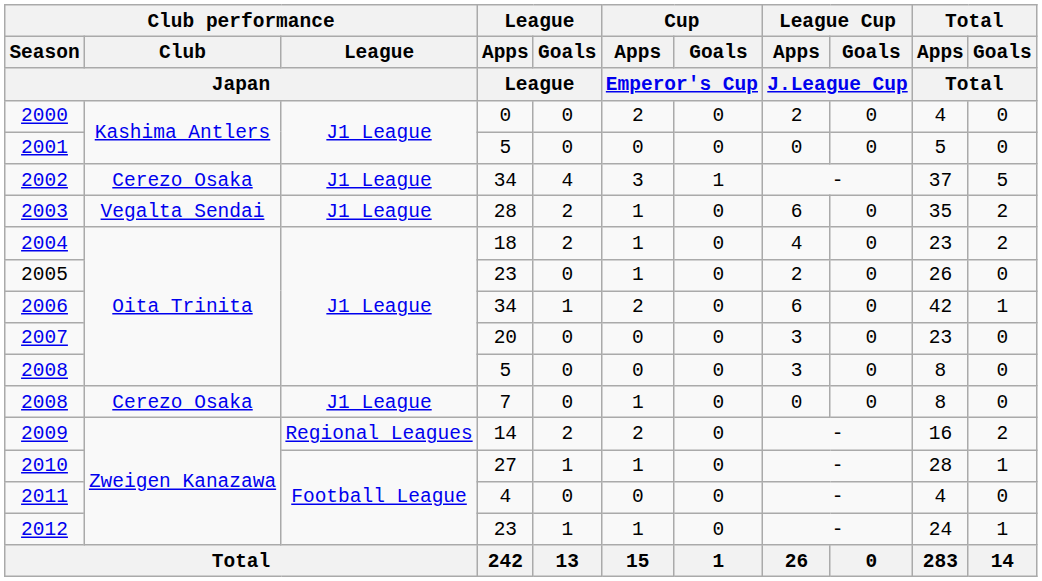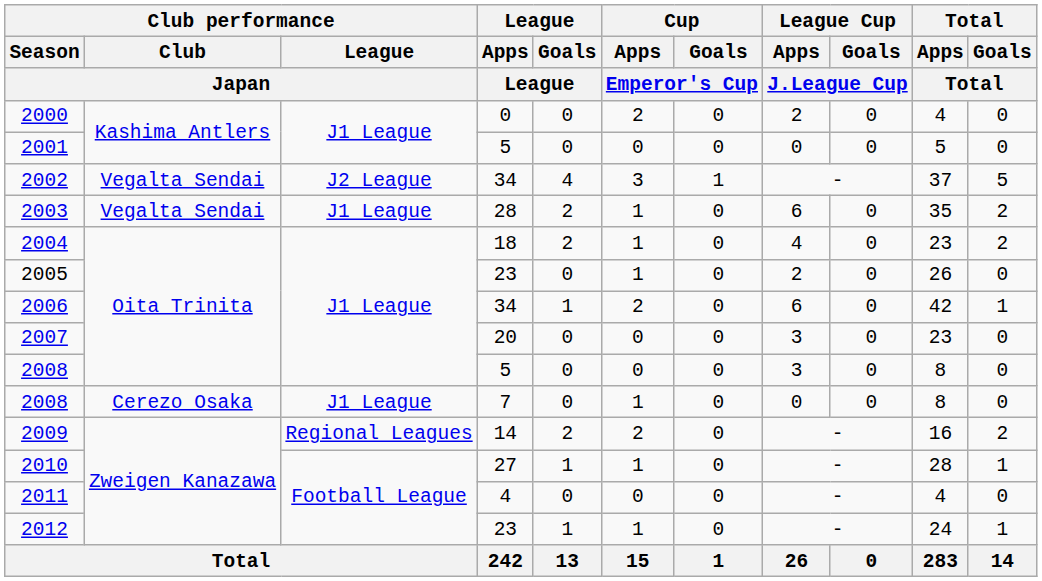(182, 180) Cerezo Osaka -> (182, 180) Vegalta Sendai
(379, 180) J1 League -> (379, 180) J2 League
